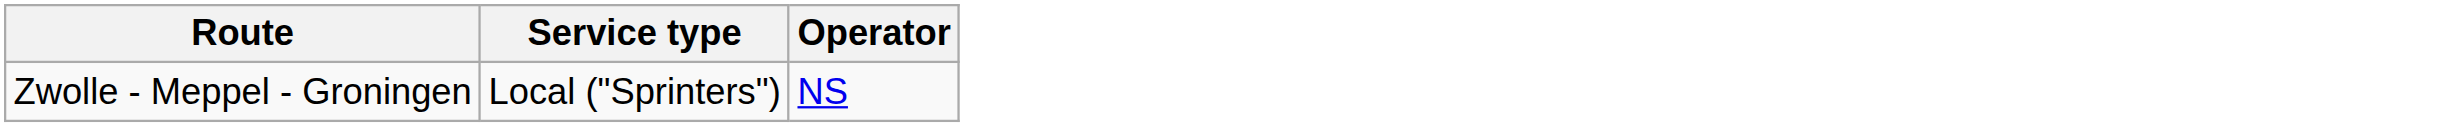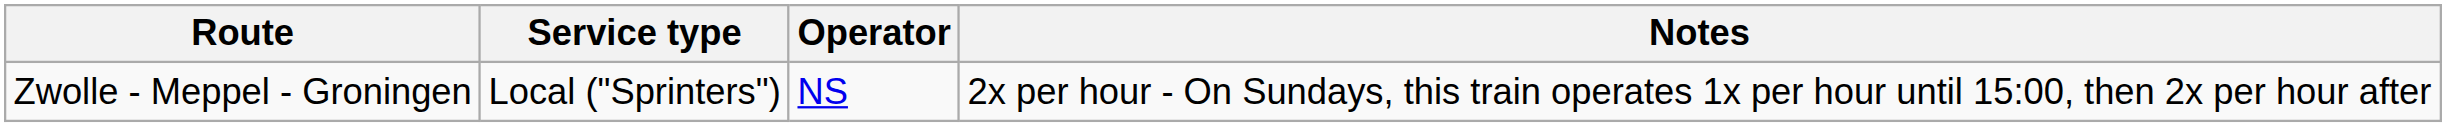+ column: (1699, 33)
